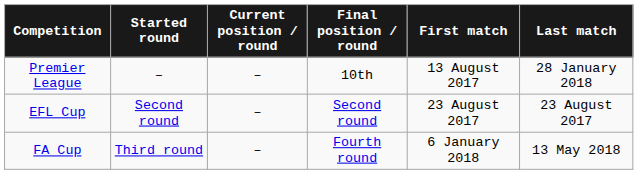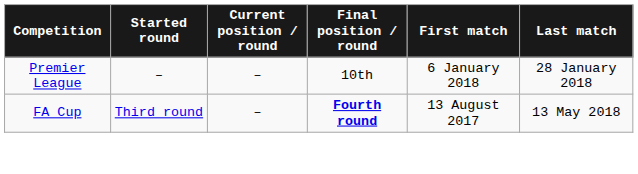(463, 76) 13 August 2017 -> (463, 76) 6 January 2018
- row: (57, 113)
(357, 150) normal -> (357, 113) bold
(463, 150) 6 January 2018 -> (463, 113) 13 August 2017
